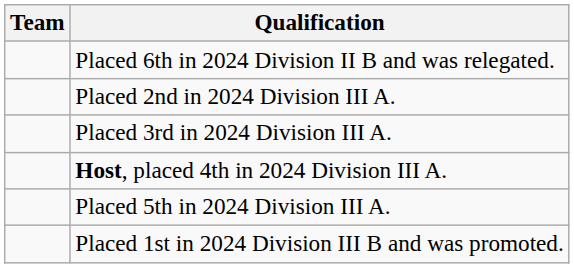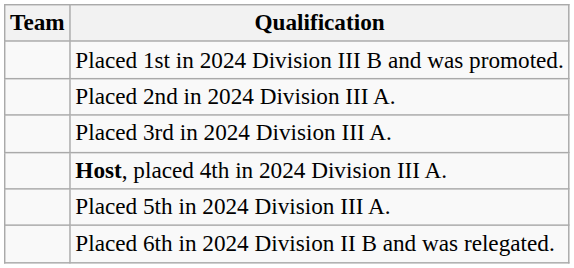rows swapped: (315, 59) <-> (320, 243)
